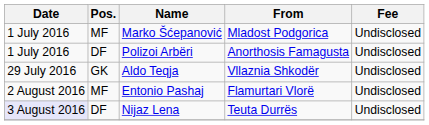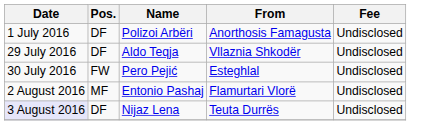- row: (172, 33)
(99, 71) GK -> (99, 52) DF
+ row: (150, 71)
